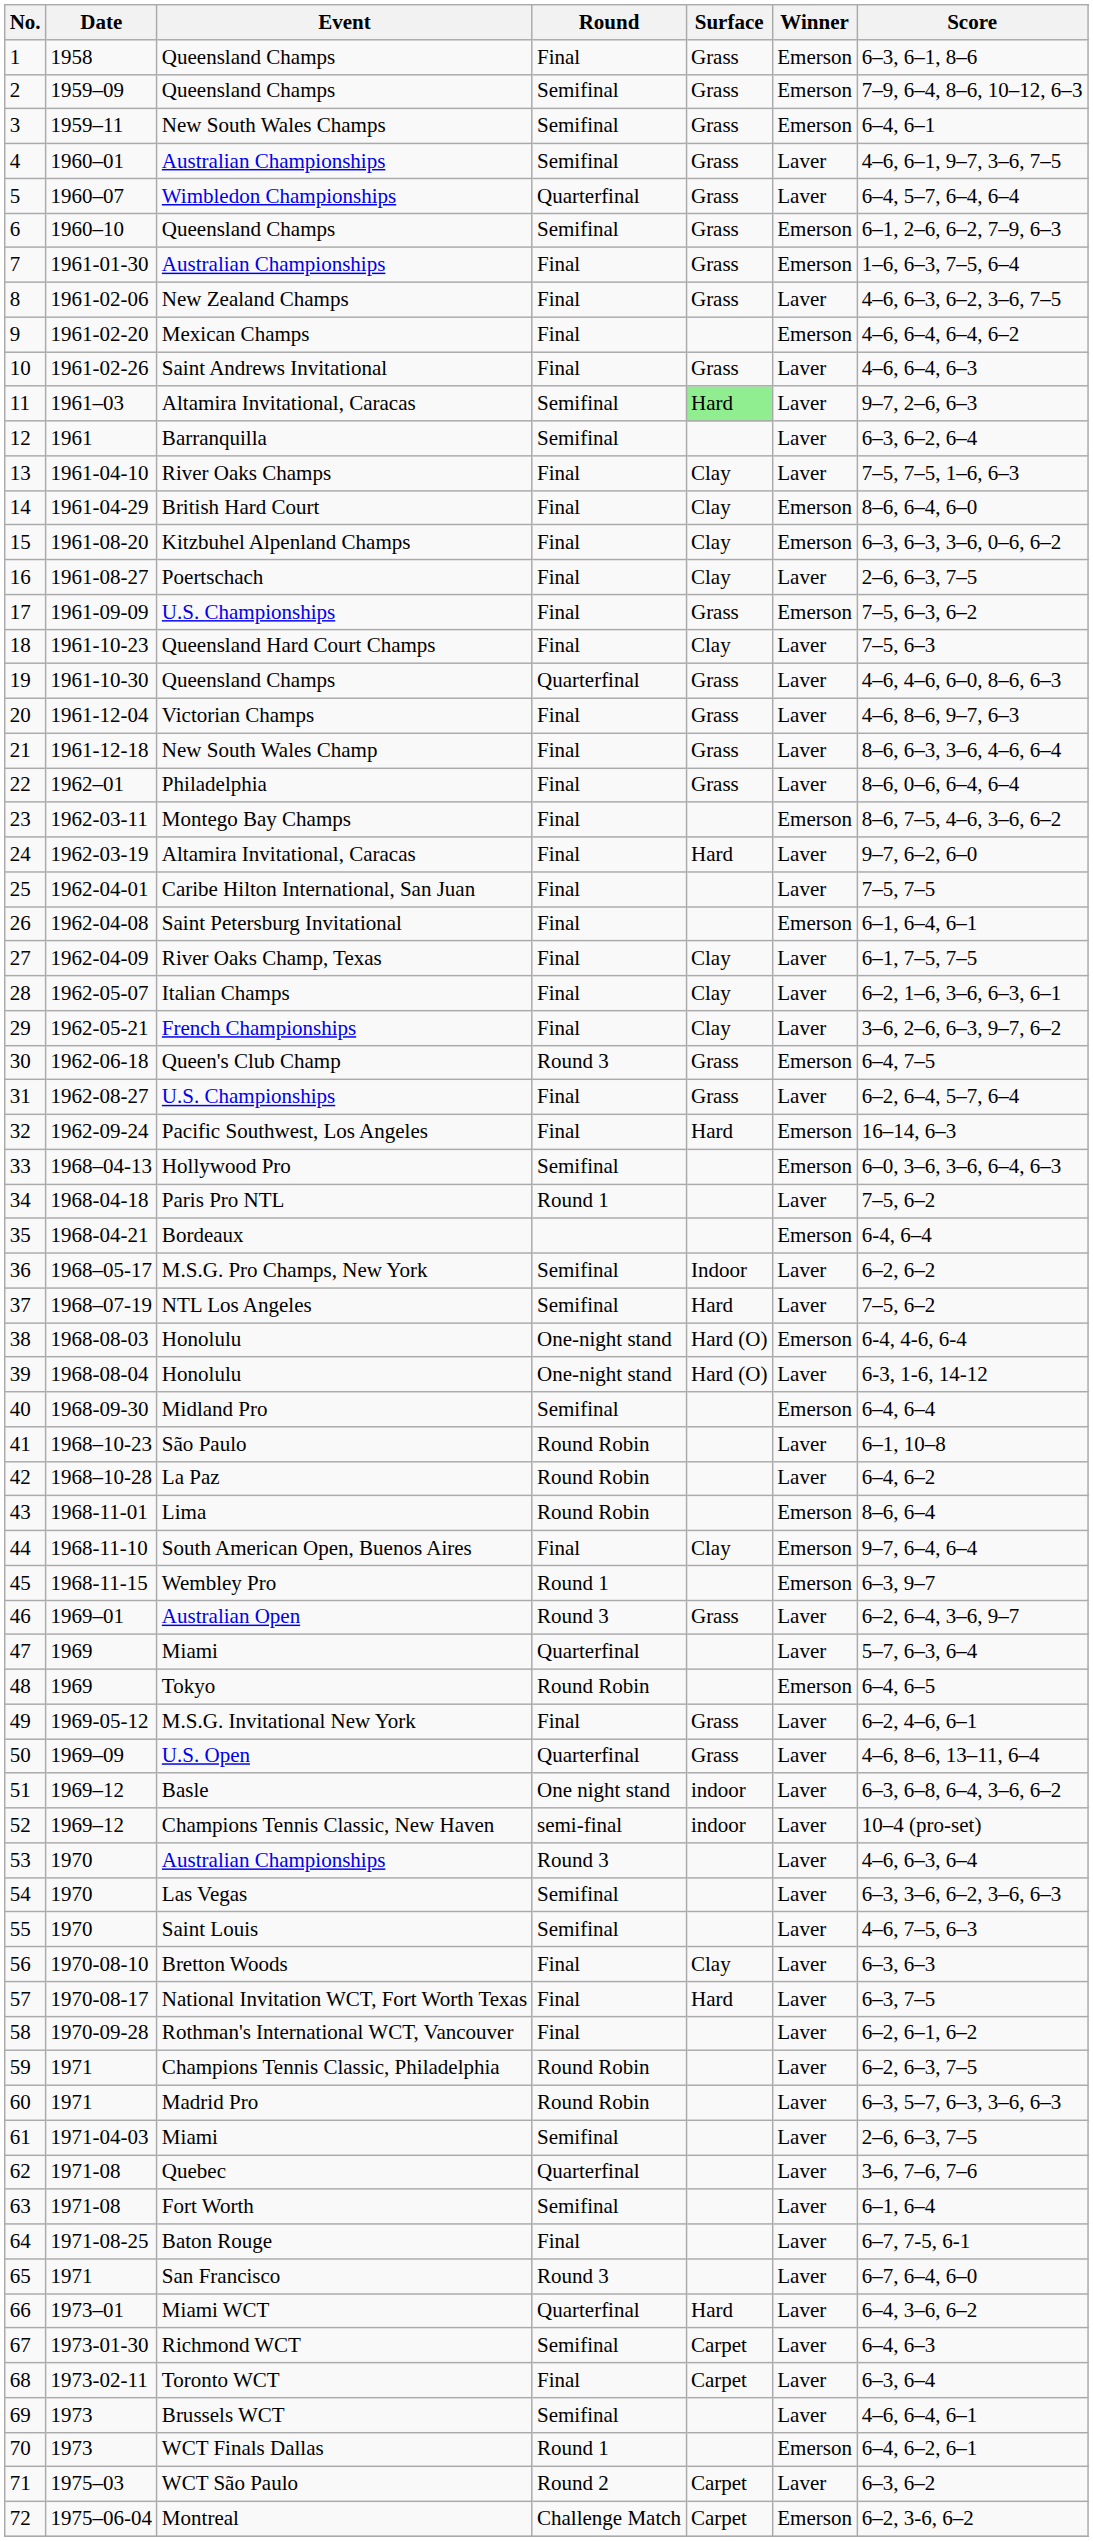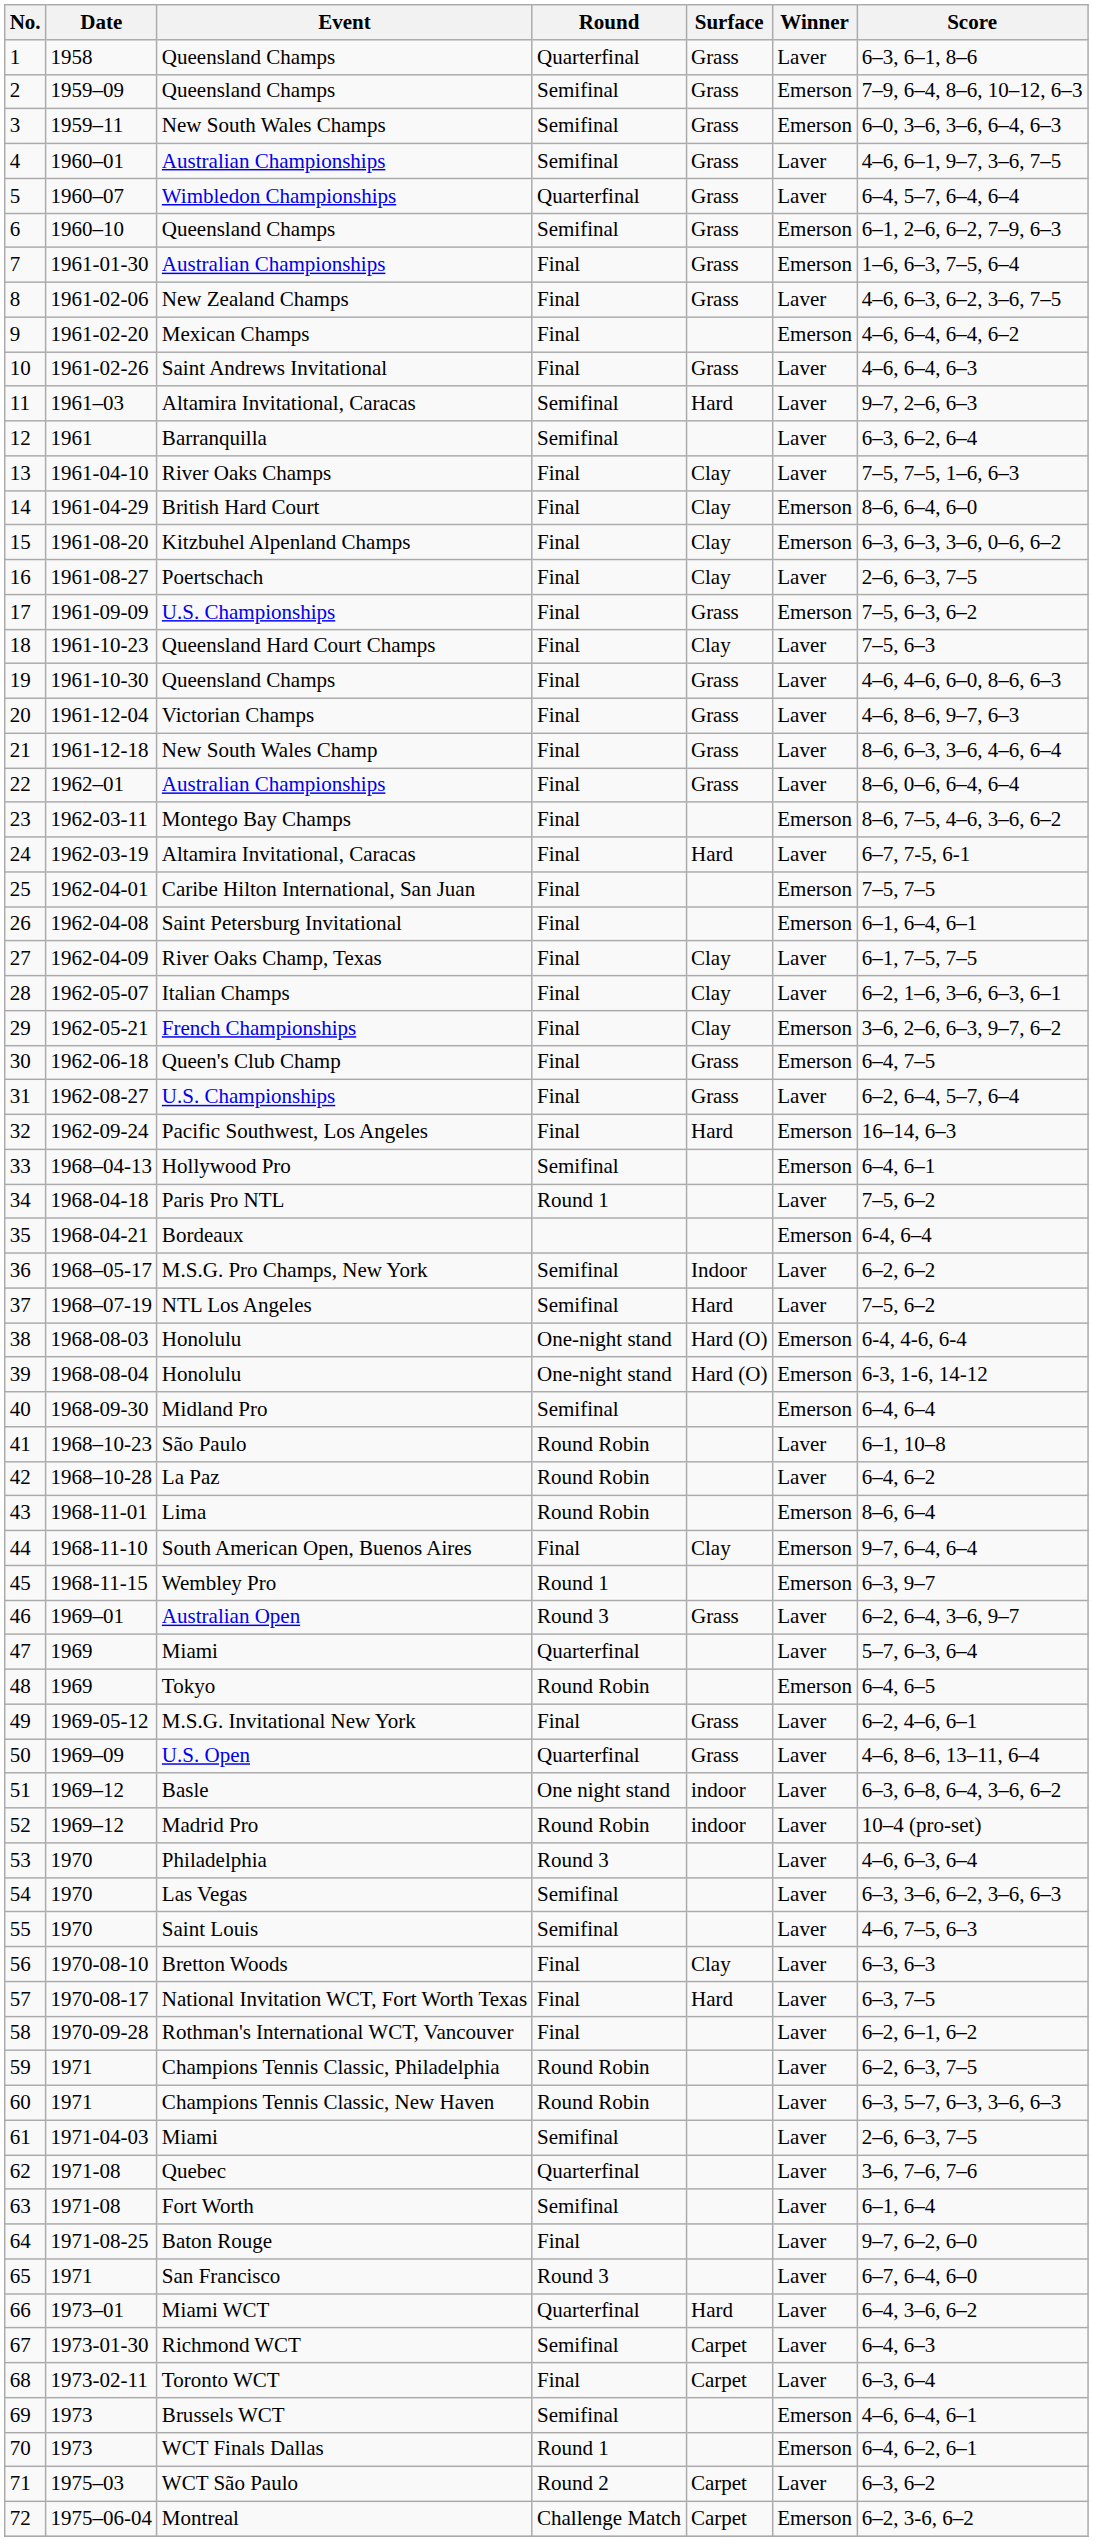(559, 56) Final -> (588, 56) Quarterfinal
(815, 56) Emerson -> (802, 56) Laver
(899, 126) 6–4, 6–1 -> (962, 126) 6–0, 3–6, 3–6, 6–4, 6–3
(712, 403) lightgreen background -> (712, 403) no background
(588, 681) Quarterfinal -> (559, 681) Final
(214, 785) Philadelphia -> (274, 785) Australian Championships
(920, 854) 9–7, 6–2, 6–0 -> (916, 854) 6–7, 7-5, 6-1
(802, 889) Laver -> (815, 889) Emerson
(802, 1027) Laver -> (815, 1027) Emerson
(573, 1062) Round 3 -> (559, 1062) Final
(962, 1166) 6–0, 3–6, 3–6, 6–4, 6–3 -> (899, 1166) 6–4, 6–1
(802, 1374) Laver -> (815, 1374) Emerson
(328, 1825) Champions Tennis Classic, New Haven -> (210, 1825) Madrid Pro
(580, 1825) semi-final -> (593, 1825) Round Robin
(274, 1860) Australian Championships -> (214, 1860) Philadelphia
(210, 2102) Madrid Pro -> (328, 2102) Champions Tennis Classic, New Haven
(916, 2241) 6–7, 7-5, 6-1 -> (920, 2241) 9–7, 6–2, 6–0
(802, 2414) Laver -> (815, 2414) Emerson
